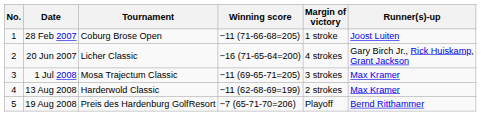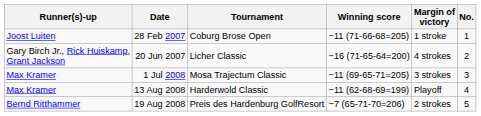columns swapped: (14, 17) <-> (412, 17)
(324, 90) 2 strokes -> (428, 90) Playoff
(319, 104) Playoff -> (432, 104) 2 strokes
